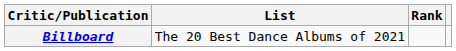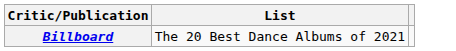- column: (427, 15)
